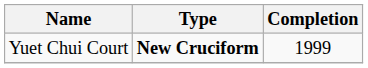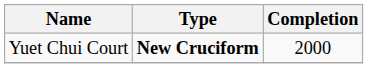(313, 47) 1999 -> (313, 47) 2000
